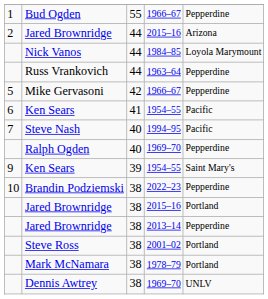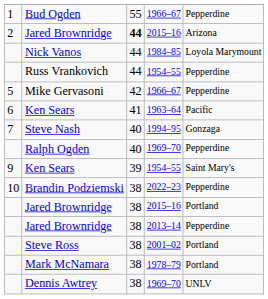(136, 33) normal -> (136, 33) bold
(164, 71) 1963–64 -> (164, 71) 1954–55
(164, 110) 1954–55 -> (164, 110) 1963–64
(199, 129) Pacific -> (203, 129) Gonzaga
